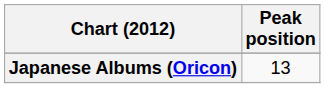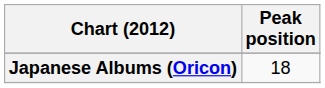(281, 67) 13 -> (281, 67) 18
